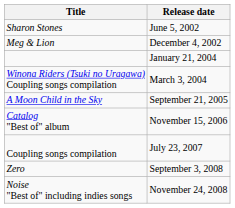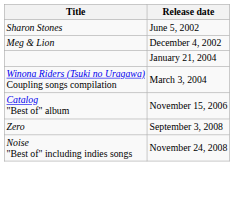- row: (54, 100)
- row: (62, 153)
